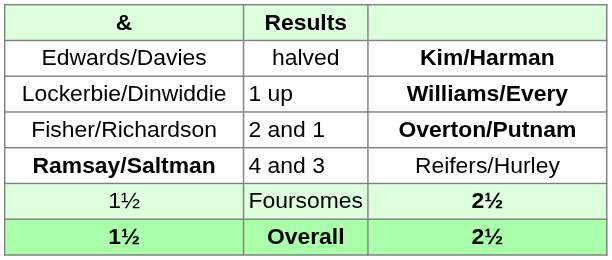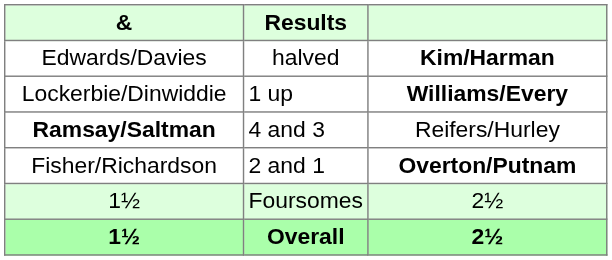rows swapped: (124, 129) <-> (124, 165)
(487, 201) bold -> (487, 201) normal
